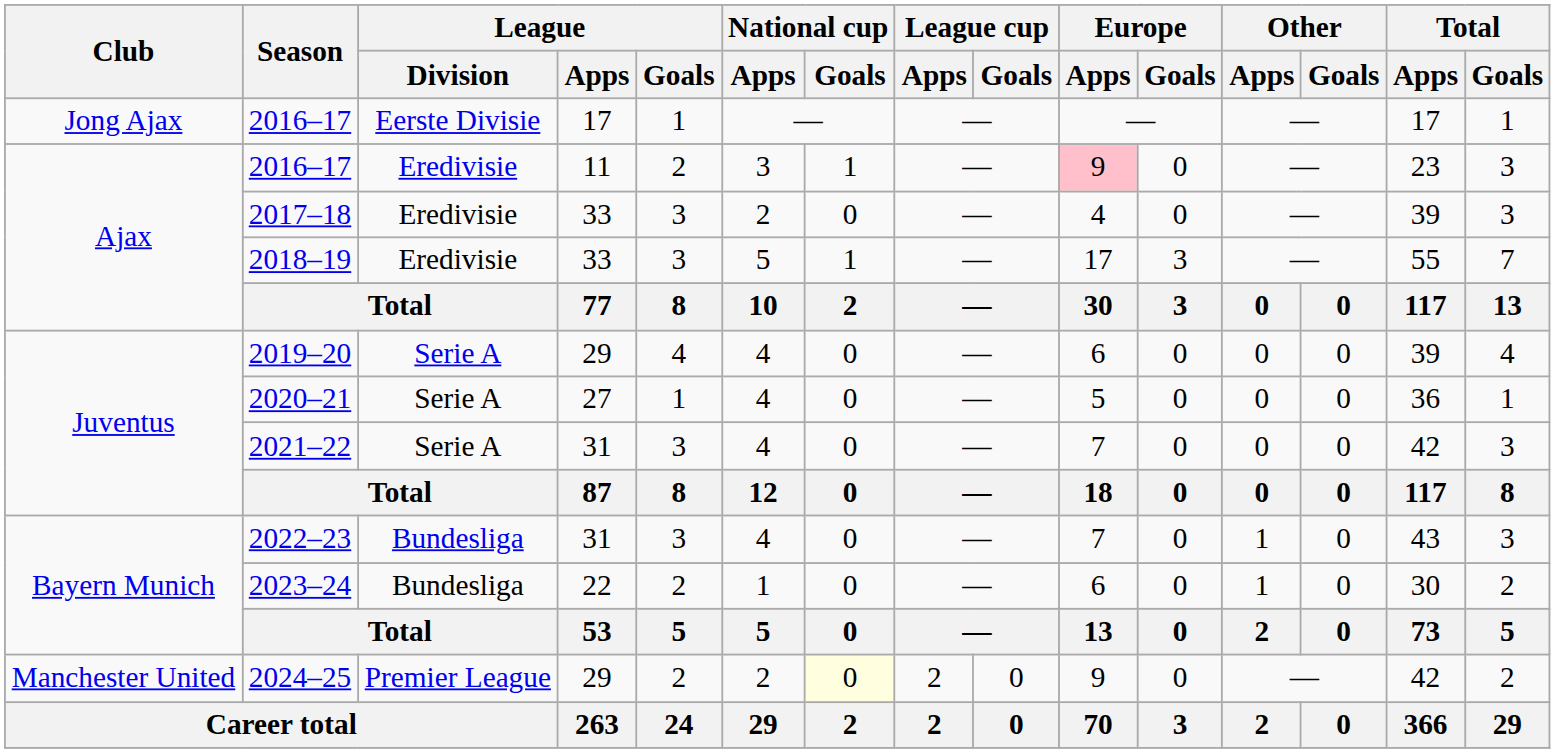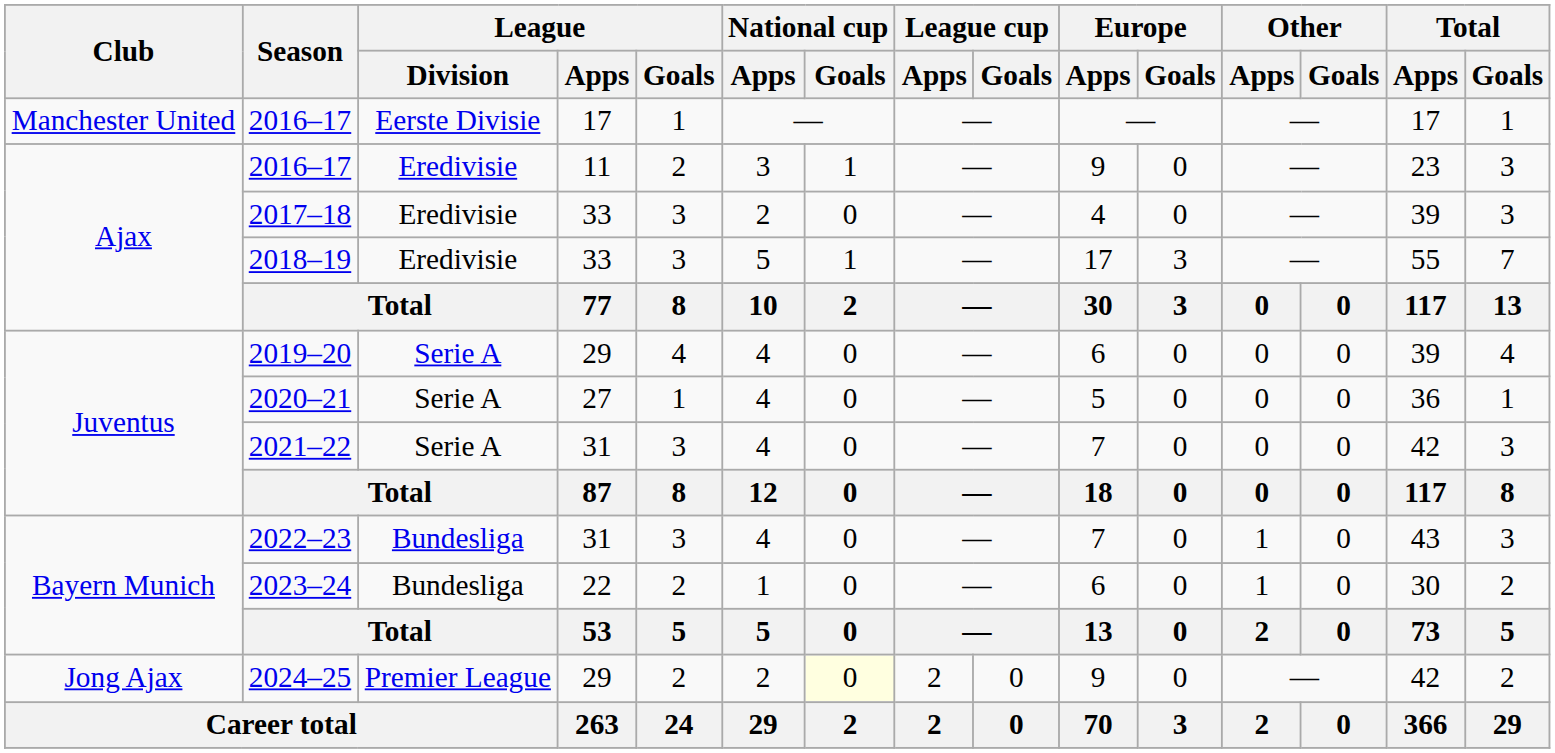(123, 120) Jong Ajax -> (123, 120) Manchester United
(1098, 167) pink background -> (1098, 167) no background
(123, 677) Manchester United -> (123, 677) Jong Ajax
